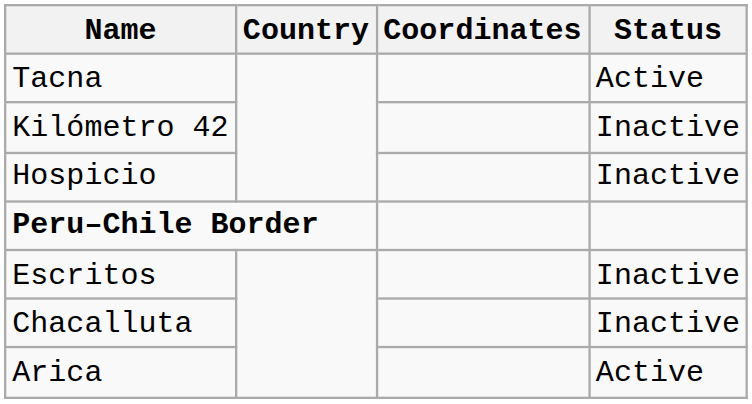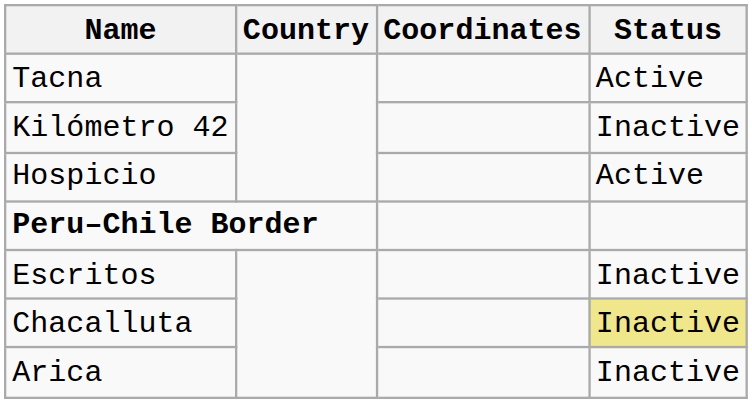(668, 176) Inactive -> (650, 176) Active
(668, 323) no background -> (668, 323) khaki background
(650, 372) Active -> (668, 372) Inactive
